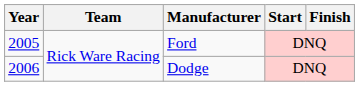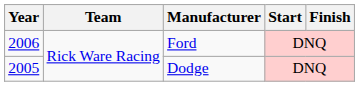(24, 43) 2005 -> (24, 43) 2006
(24, 69) 2006 -> (24, 69) 2005
